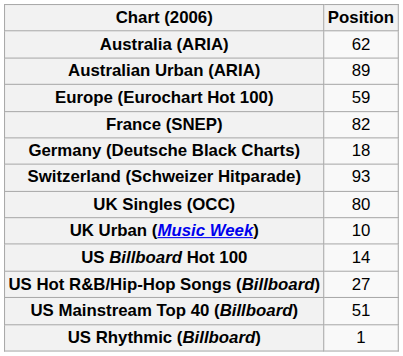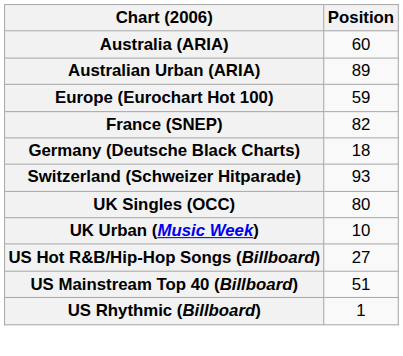(361, 44) 62 -> (361, 44) 60
- row: (164, 257)
